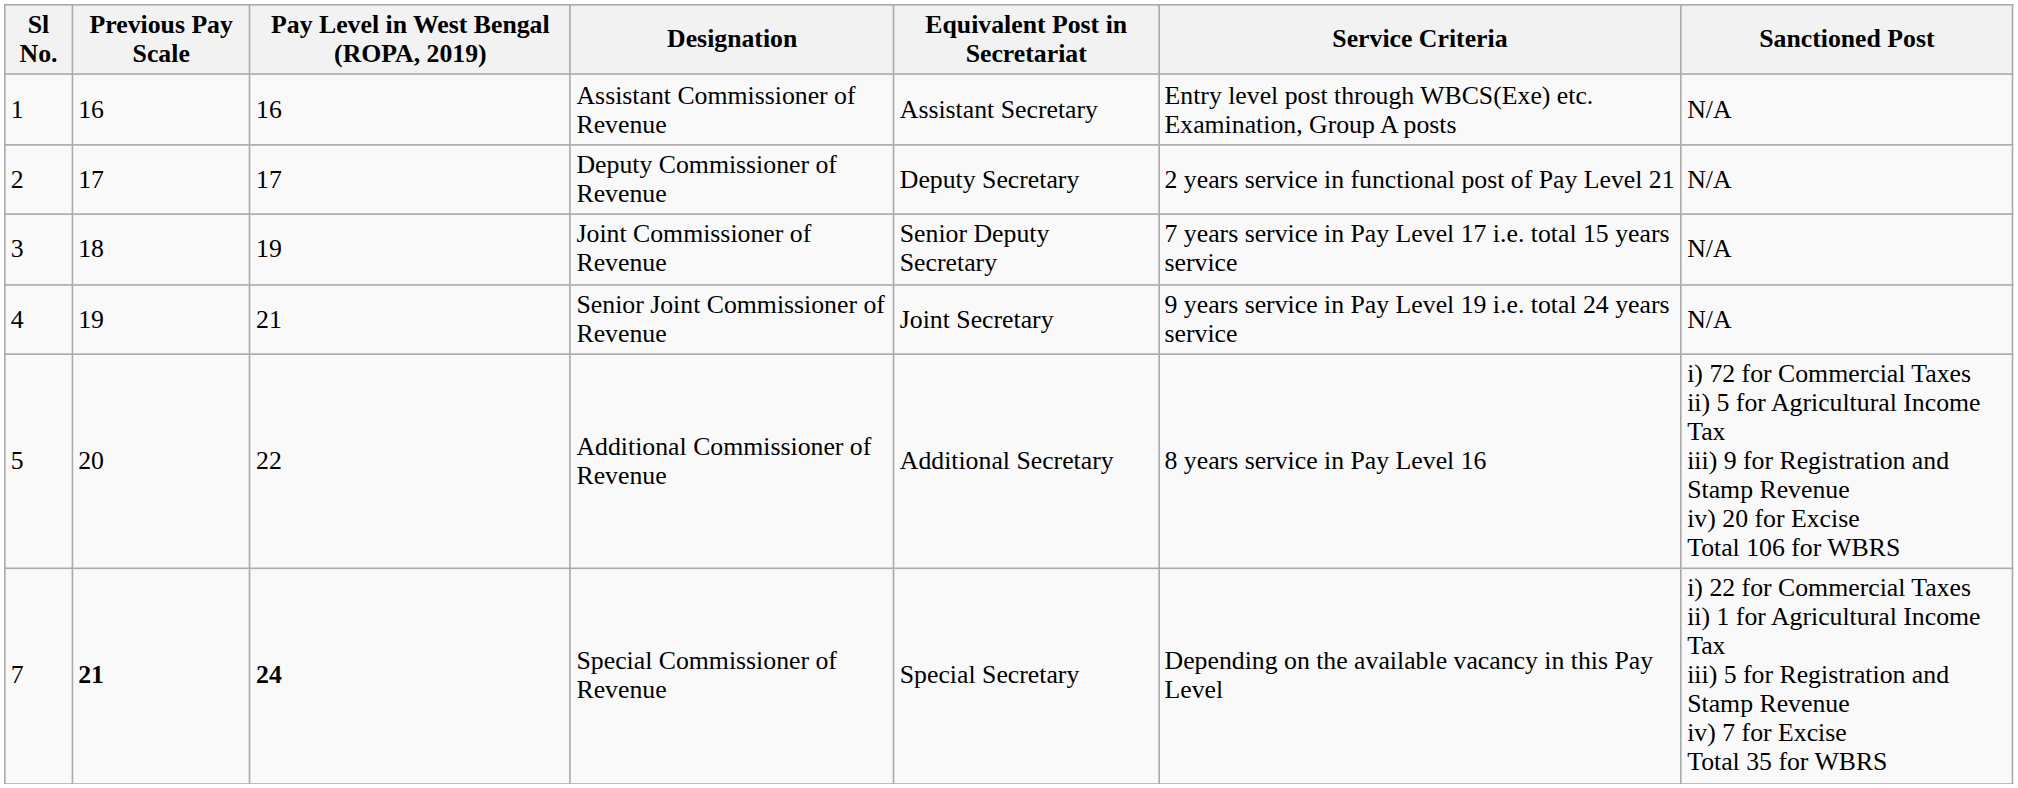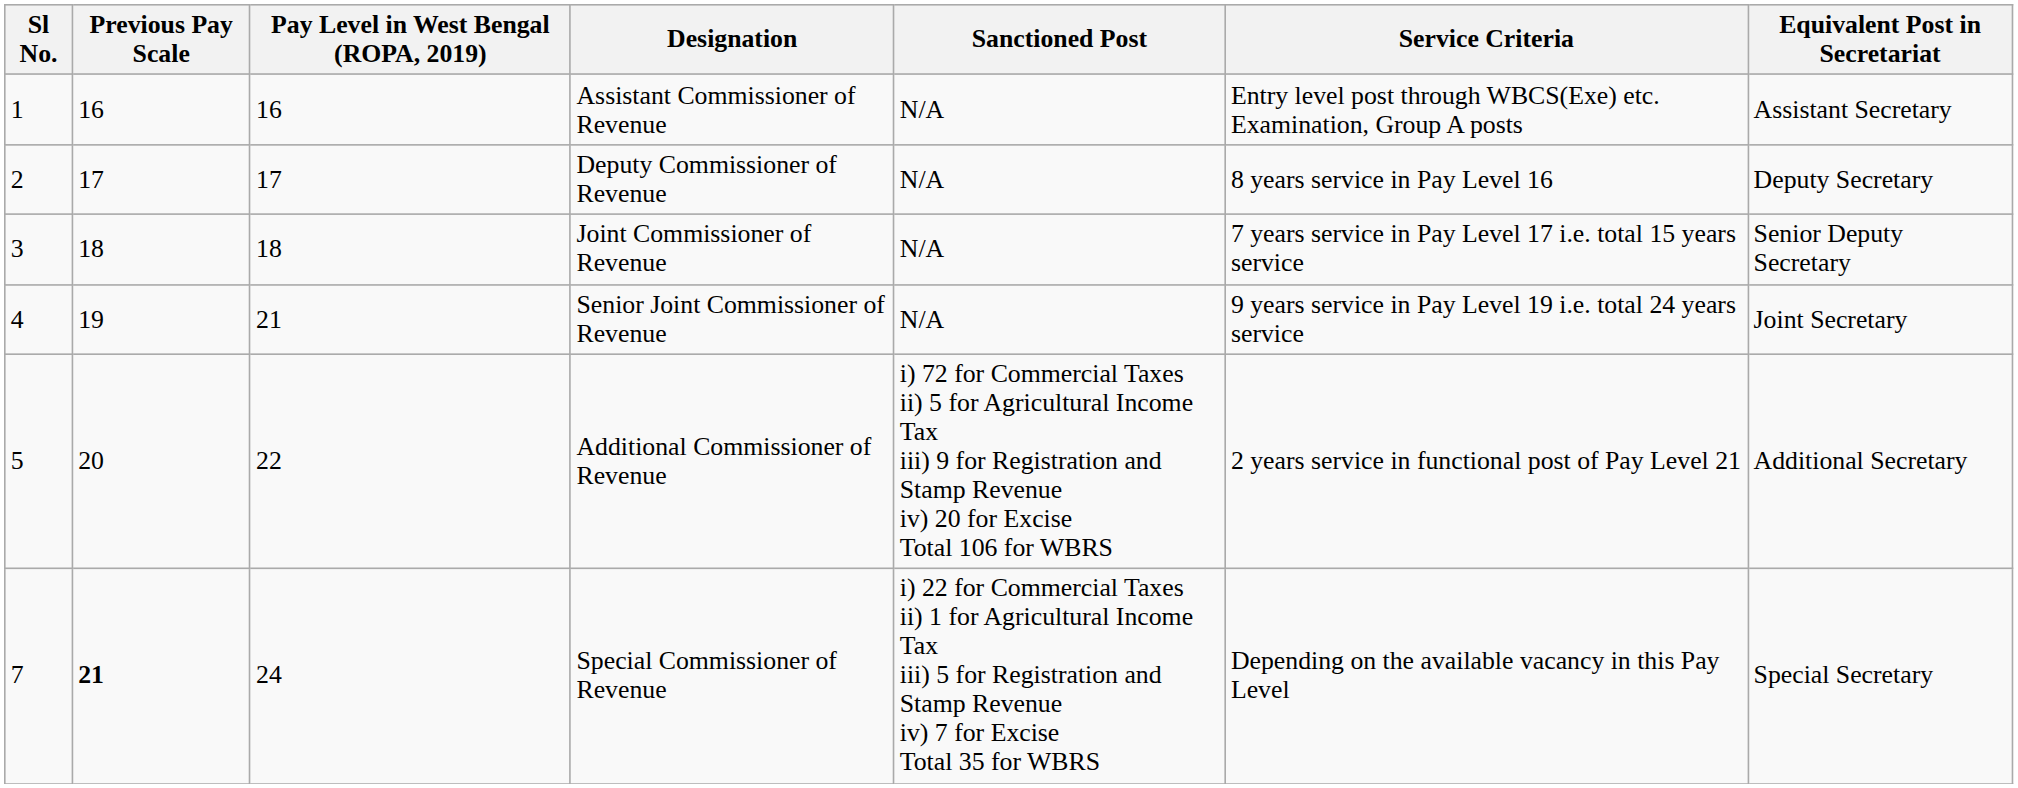columns swapped: (1026, 39) <-> (1847, 39)
(1420, 179) 2 years service in functional post of Pay Level 21 -> (1392, 179) 8 years service in Pay Level 16
(269, 248) 19 -> (269, 248) 18
(1325, 461) 8 years service in Pay Level 16 -> (1486, 461) 2 years service in functional post of Pay Level 21
(269, 675) bold -> (269, 675) normal
